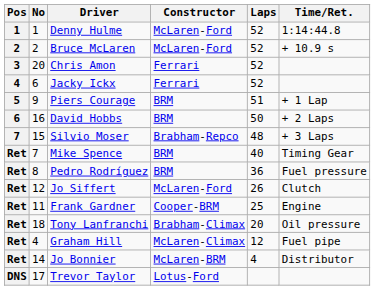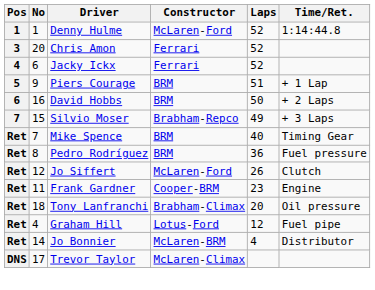- row: (93, 49)
(257, 136) 48 -> (257, 119) 49
(257, 207) 25 -> (257, 189) 23
(199, 242) McLaren-Climax -> (186, 224) Lotus-Ford
(186, 277) Lotus-Ford -> (199, 259) McLaren-Climax
